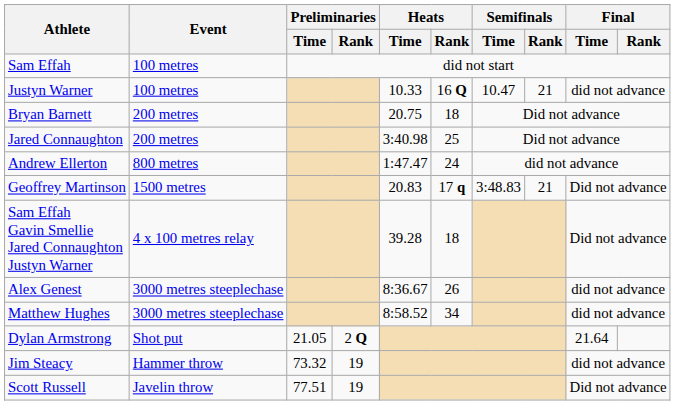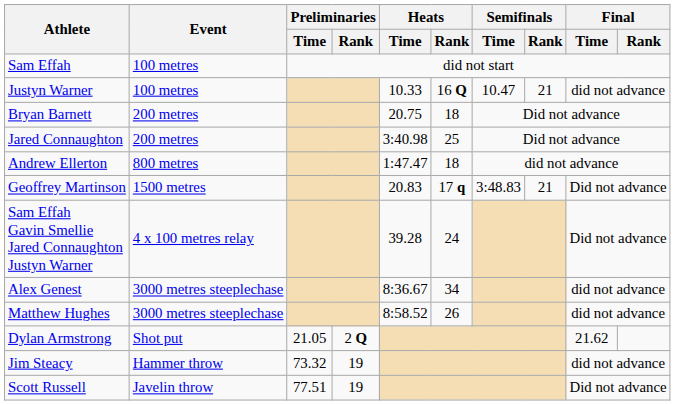(452, 163) 24 -> (452, 163) 18
(452, 239) 18 -> (452, 239) 24
(452, 289) 26 -> (452, 289) 34
(452, 314) 34 -> (452, 314) 26
(592, 338) 21.64 -> (592, 338) 21.62
